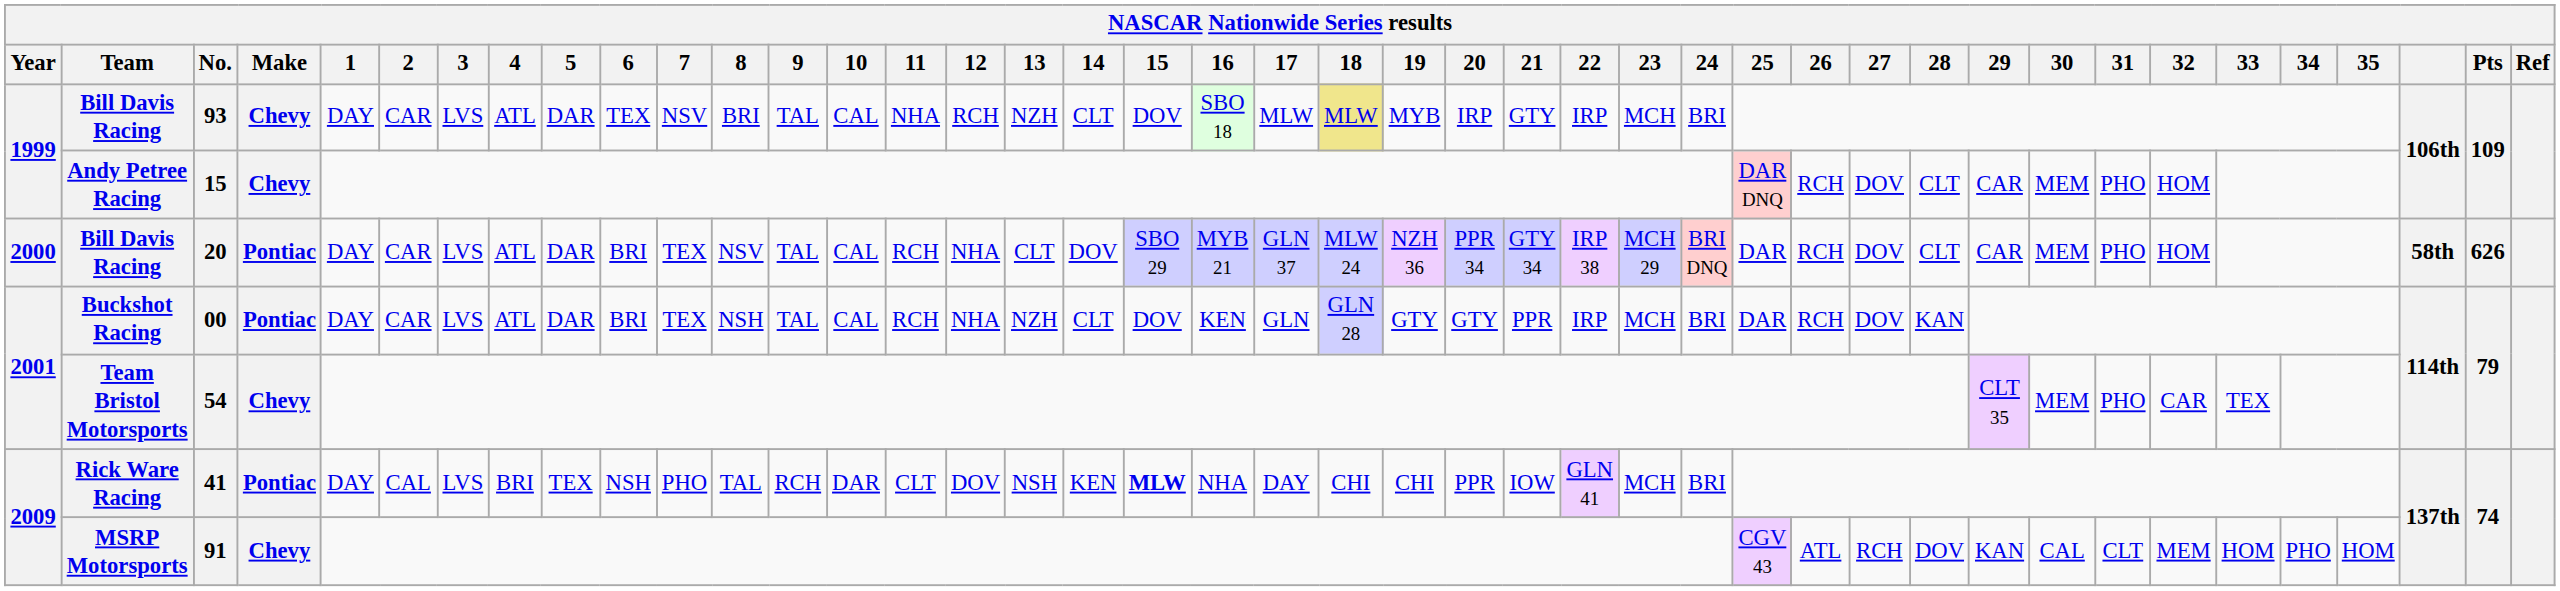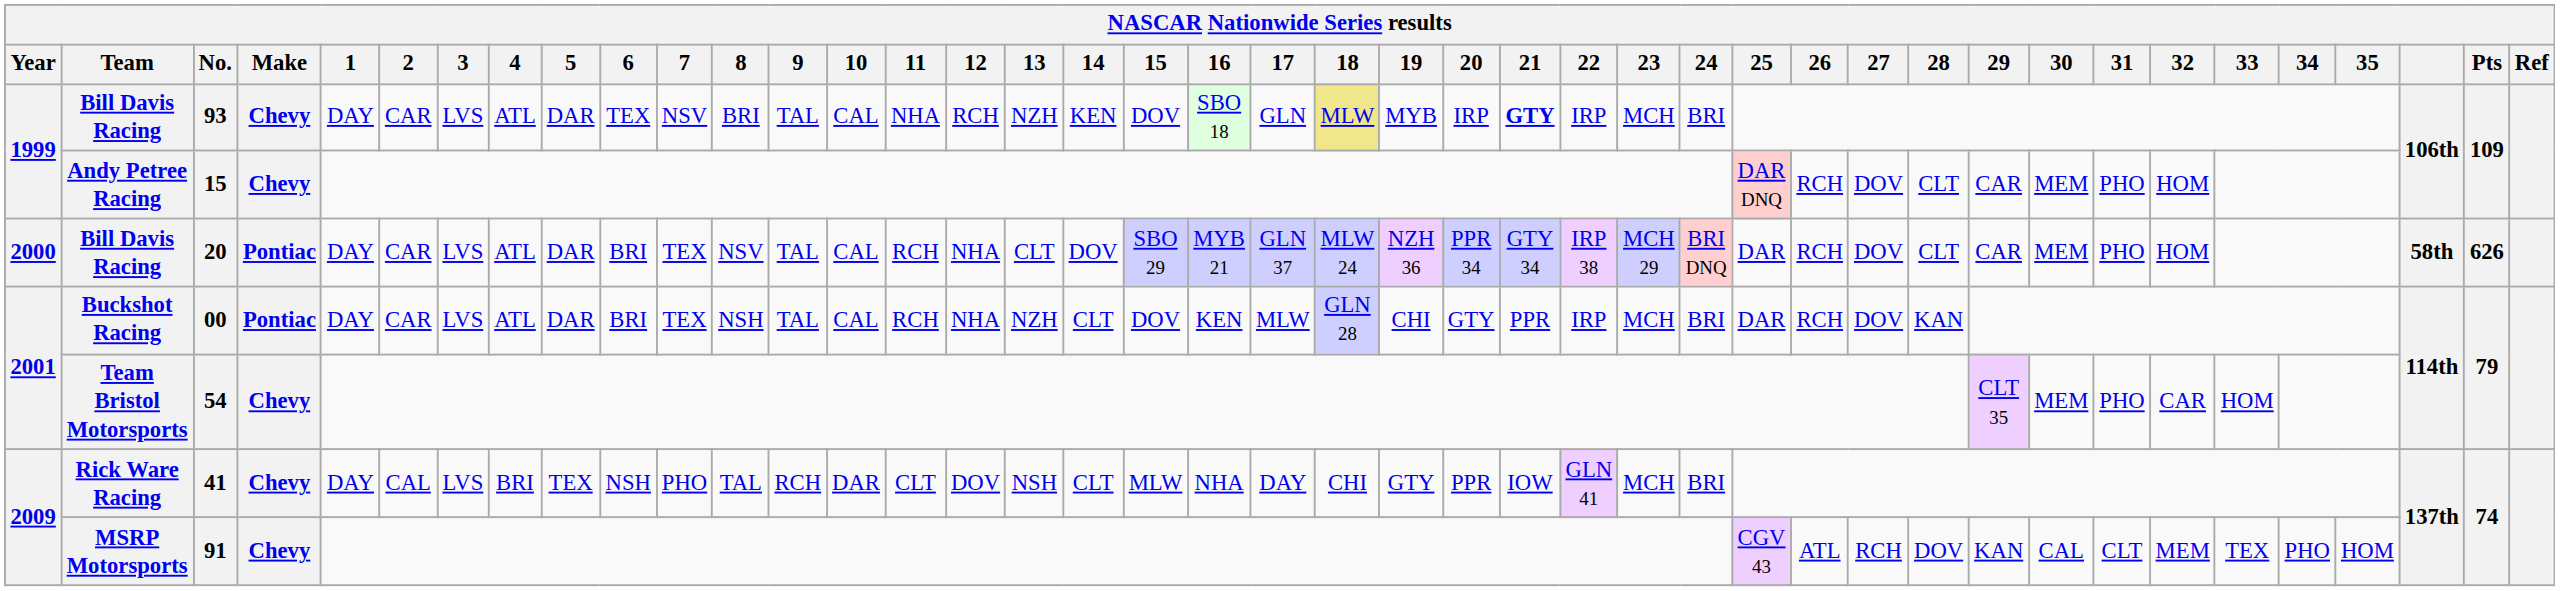(1093, 116) CLT -> (1093, 116) KEN
(1286, 116) MLW -> (1283, 116) GLN
(1532, 116) normal -> (1530, 116) bold
(1286, 319) GLN -> (1283, 319) MLW
(1414, 319) GTY -> (1411, 319) CHI
(2248, 401) TEX -> (2247, 401) HOM
(279, 483) Pontiac -> (279, 483) Chevy
(1093, 483) KEN -> (1093, 483) CLT
(1157, 483) bold -> (1156, 483) normal
(1414, 483) CHI -> (1411, 483) GTY
(2248, 550) HOM -> (2247, 550) TEX
